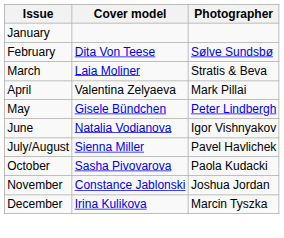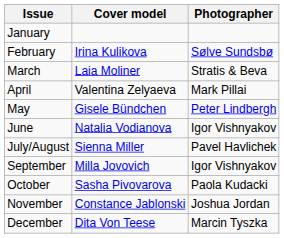(115, 52) Dita Von Teese -> (111, 52) Irina Kulikova
+ row: (36, 166)
(111, 204) Irina Kulikova -> (115, 223) Dita Von Teese
